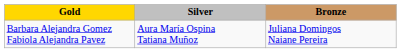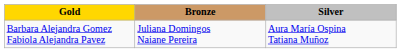columns swapped: (200, 12) <-> (331, 12)
